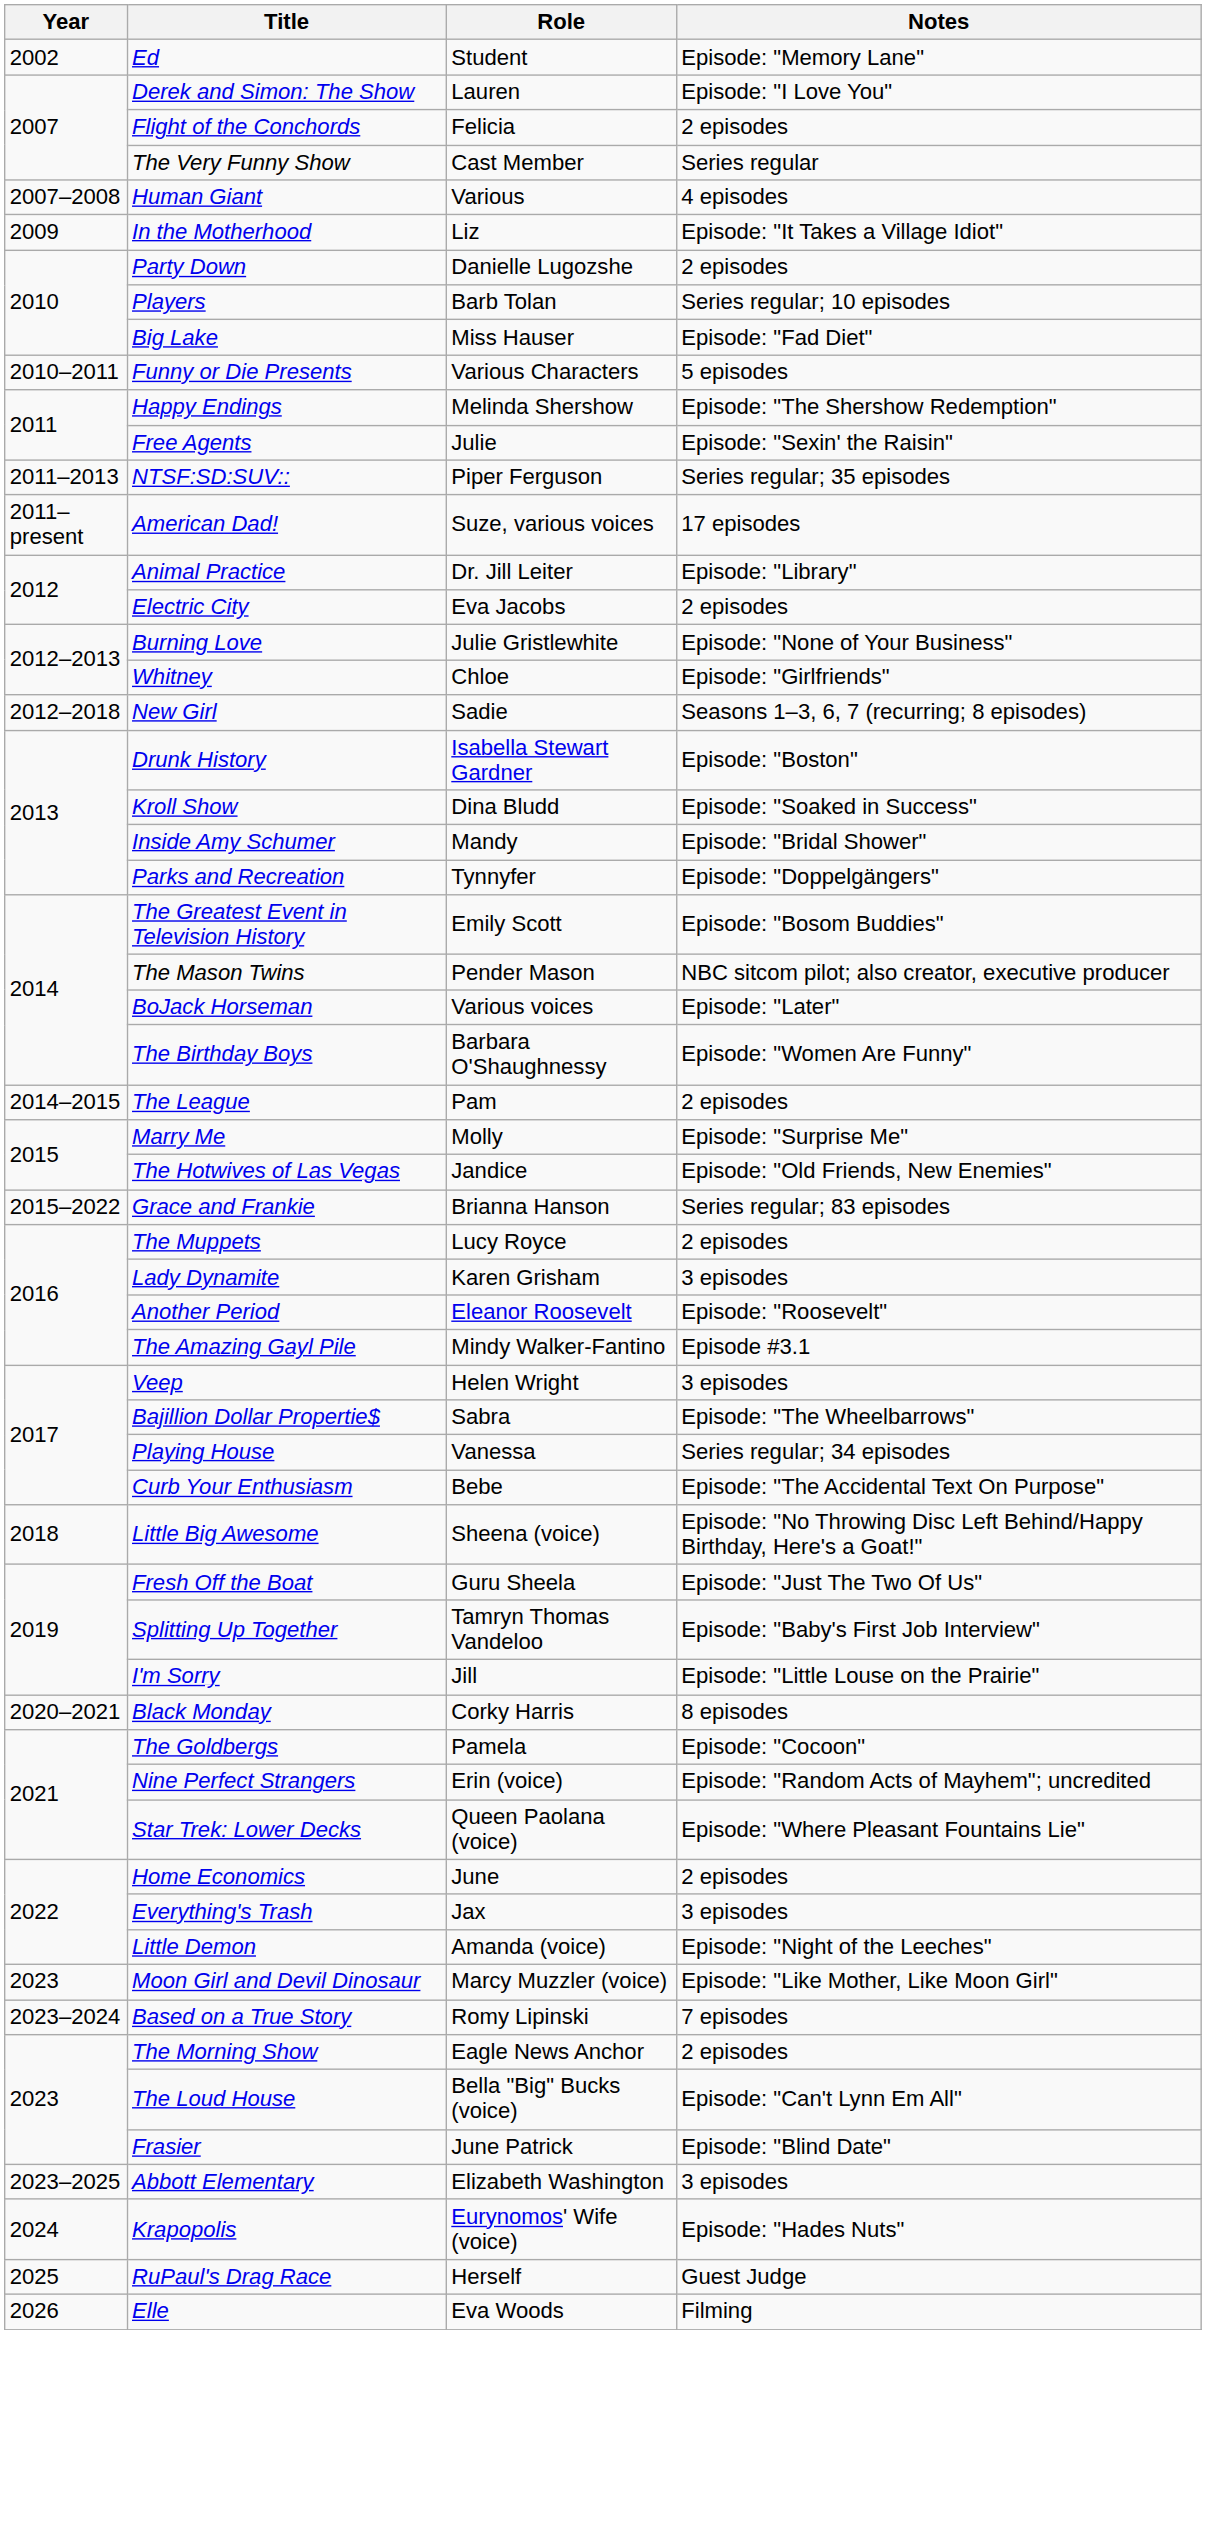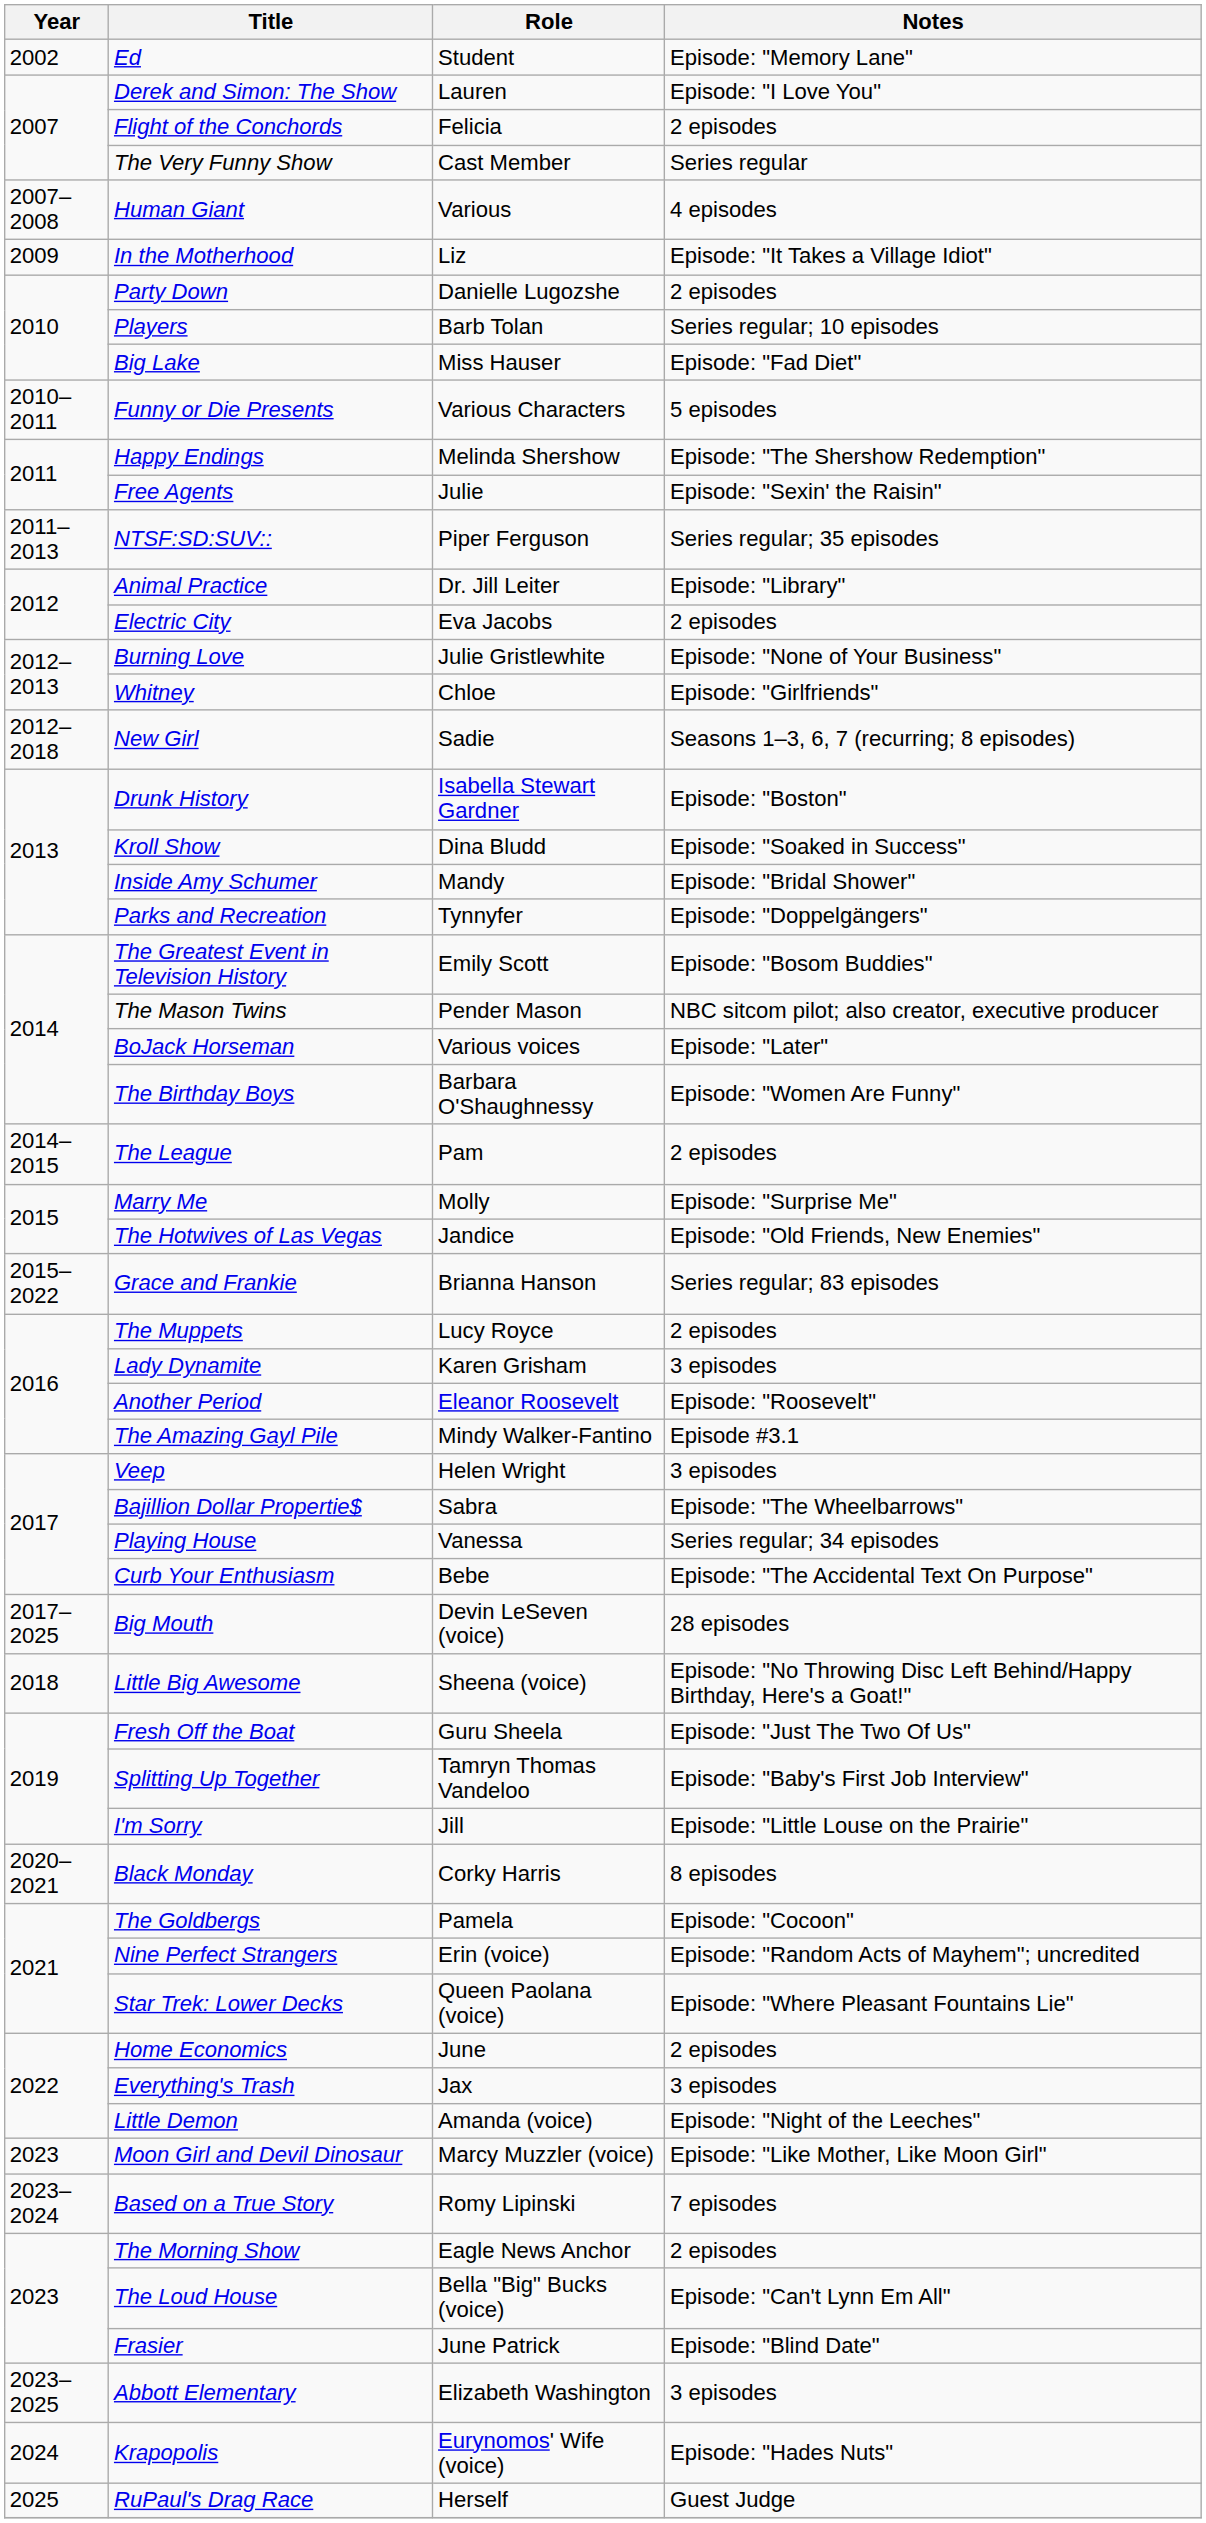- row: (205, 524)
+ row: (164, 1623)
- row: (150, 2311)
